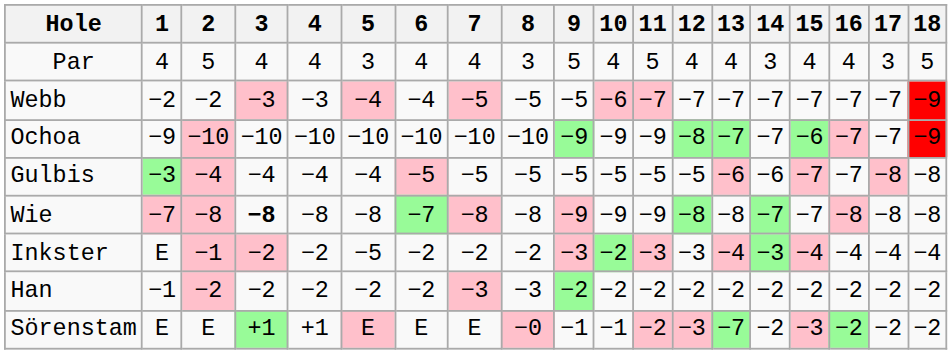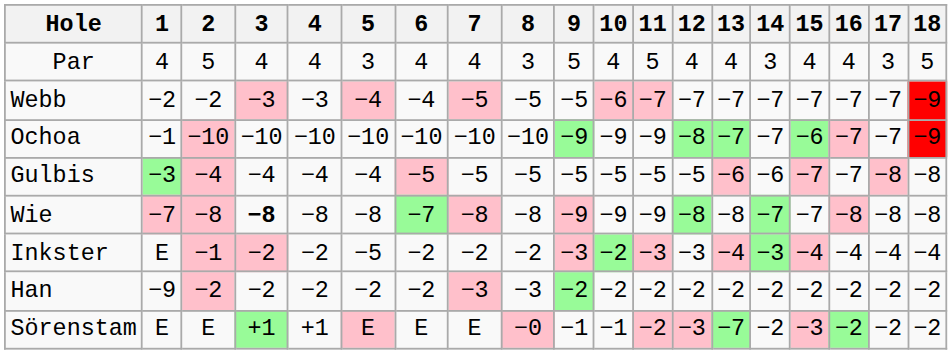(162, 138) −9 -> (162, 138) −1
(162, 291) −1 -> (162, 291) −9
